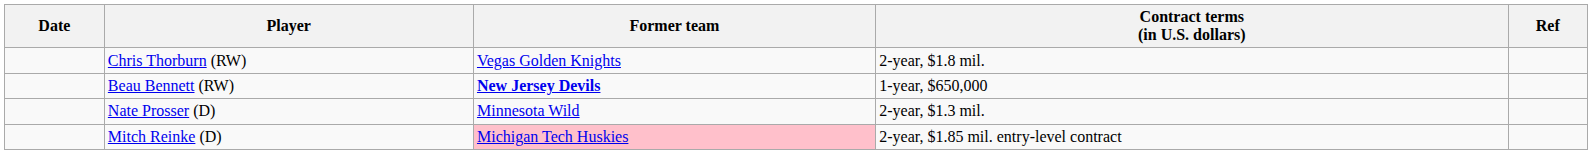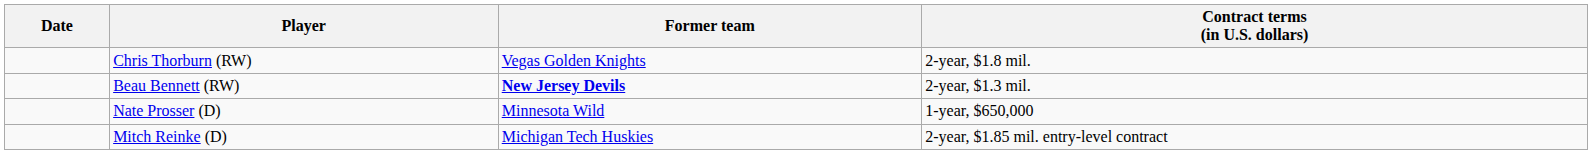- column: (1548, 26)
(933, 85) 1-year, $650,000 -> (978, 85) 2-year, $1.3 mil.
(932, 111) 2-year, $1.3 mil. -> (979, 111) 1-year, $650,000
(553, 136) pink background -> (577, 136) no background
